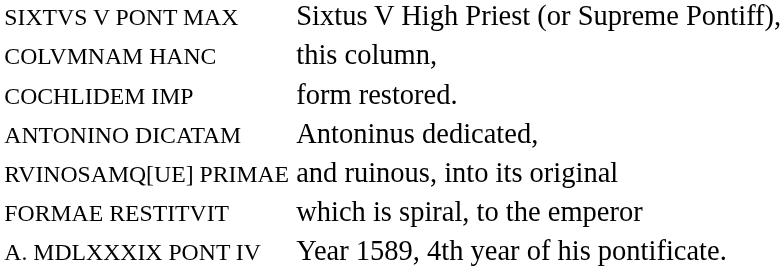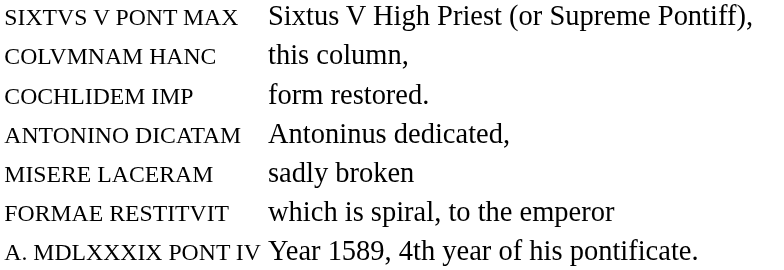+ row: (109, 174)
- row: (147, 174)
